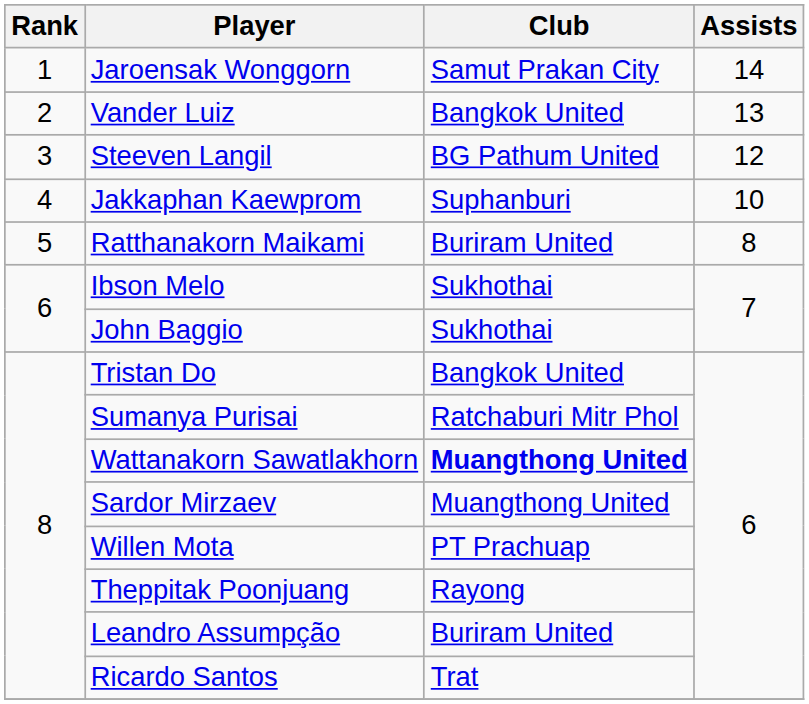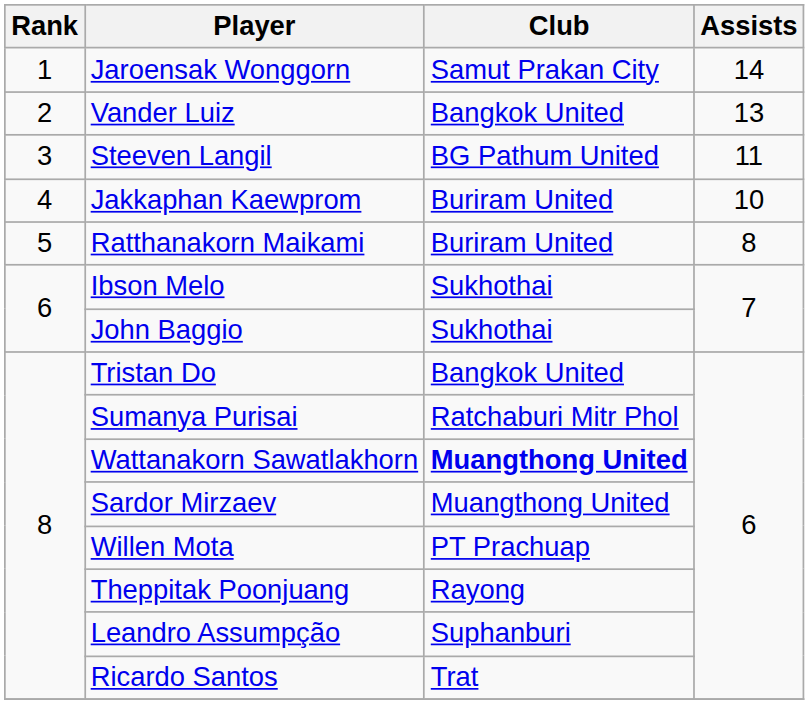(749, 156) 12 -> (749, 156) 11
(501, 199) Suphanburi -> (522, 199) Buriram United
(522, 633) Buriram United -> (501, 633) Suphanburi
